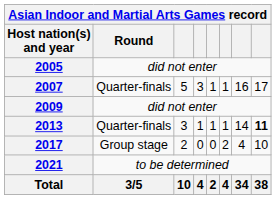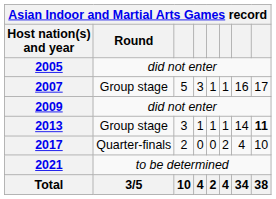(134, 87) Quarter-finals -> (134, 87) Group stage
(134, 126) Quarter-finals -> (134, 126) Group stage
(134, 146) Group stage -> (134, 146) Quarter-finals
